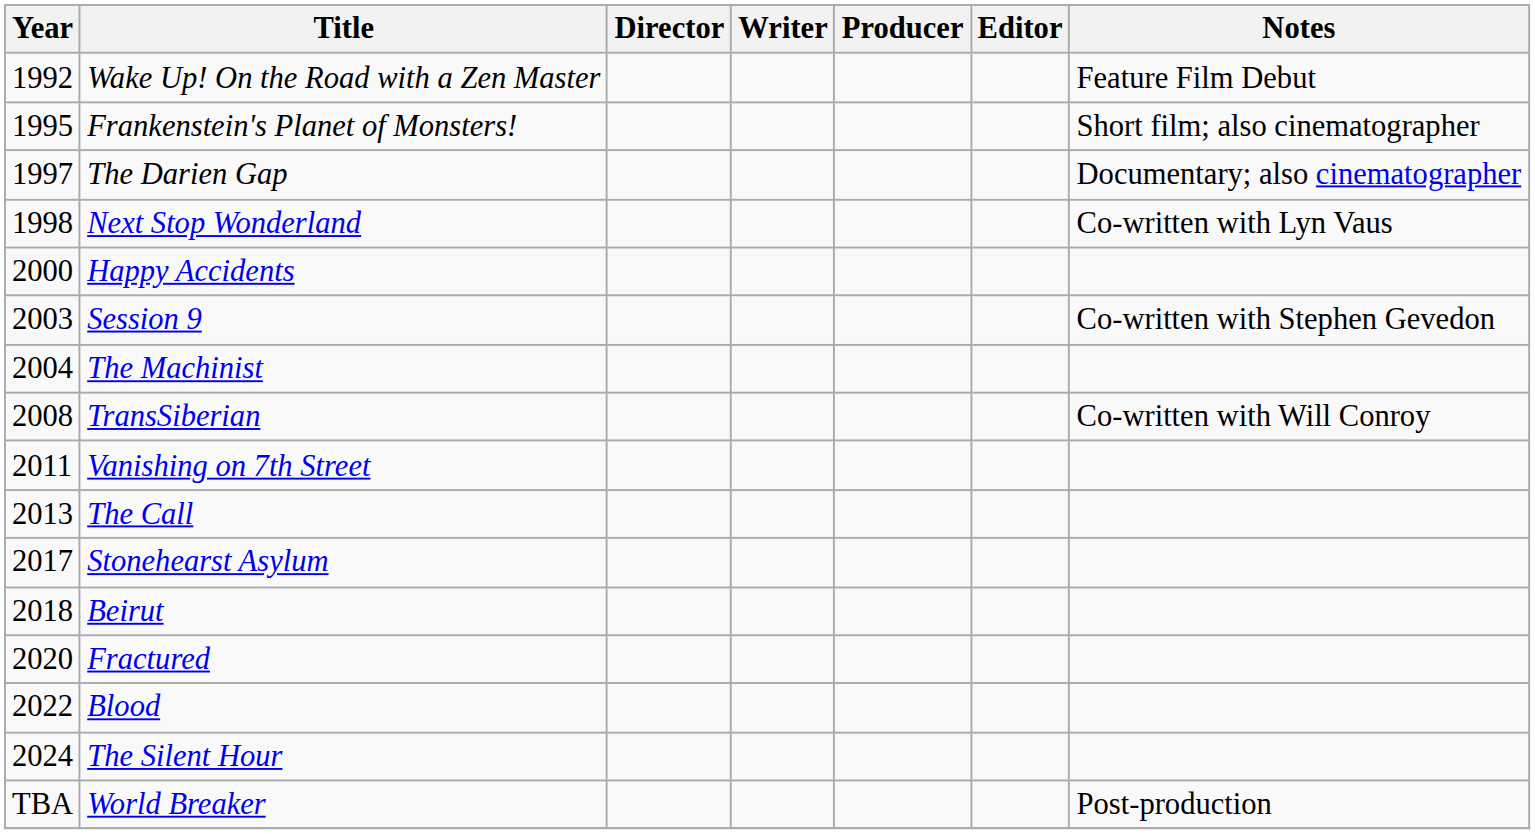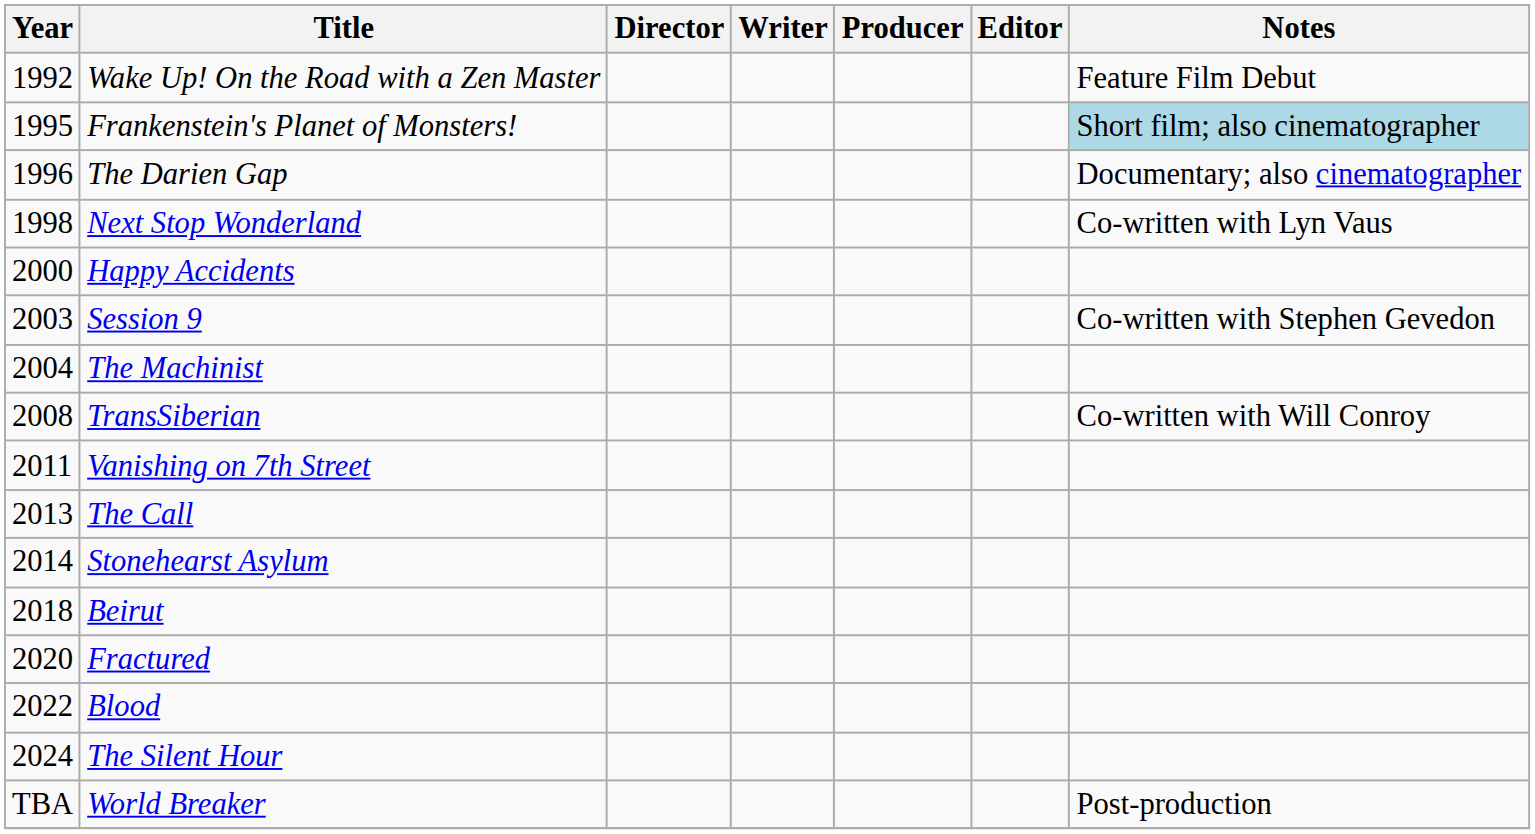(1278, 125) no background -> (1278, 125) lightblue background
(43, 174) 1997 -> (43, 174) 1996
(43, 561) 2017 -> (43, 561) 2014
